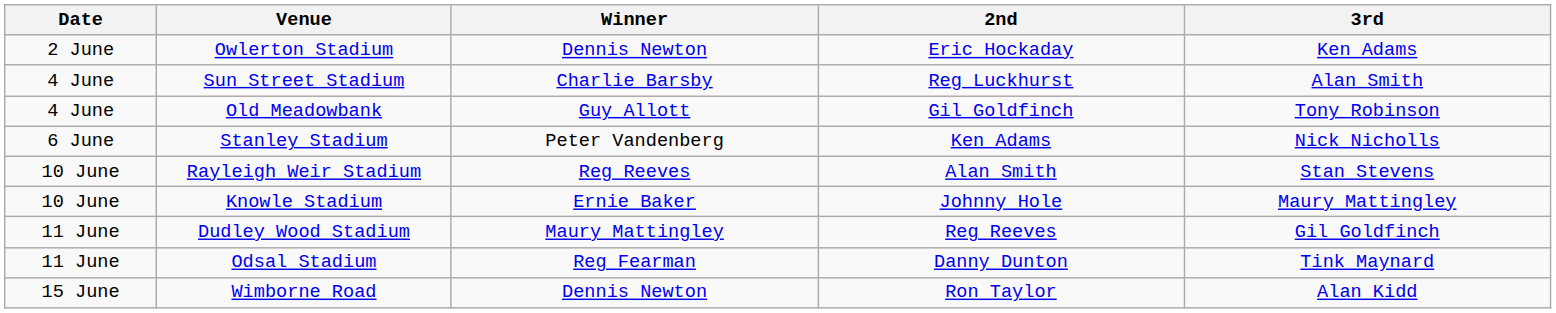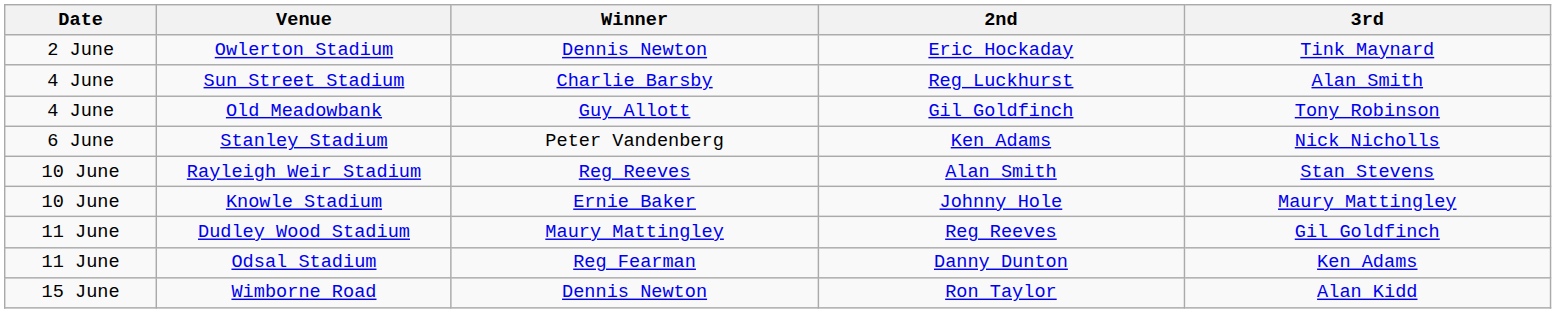(1367, 50) Ken Adams -> (1367, 50) Tink Maynard
(1367, 262) Tink Maynard -> (1367, 262) Ken Adams
